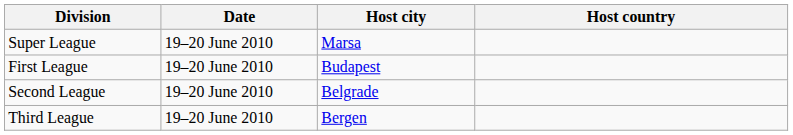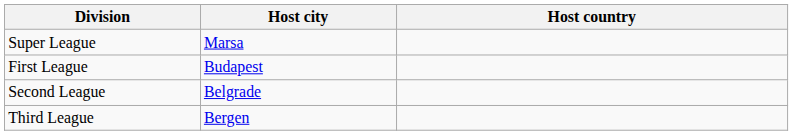- column: (239, 17)
